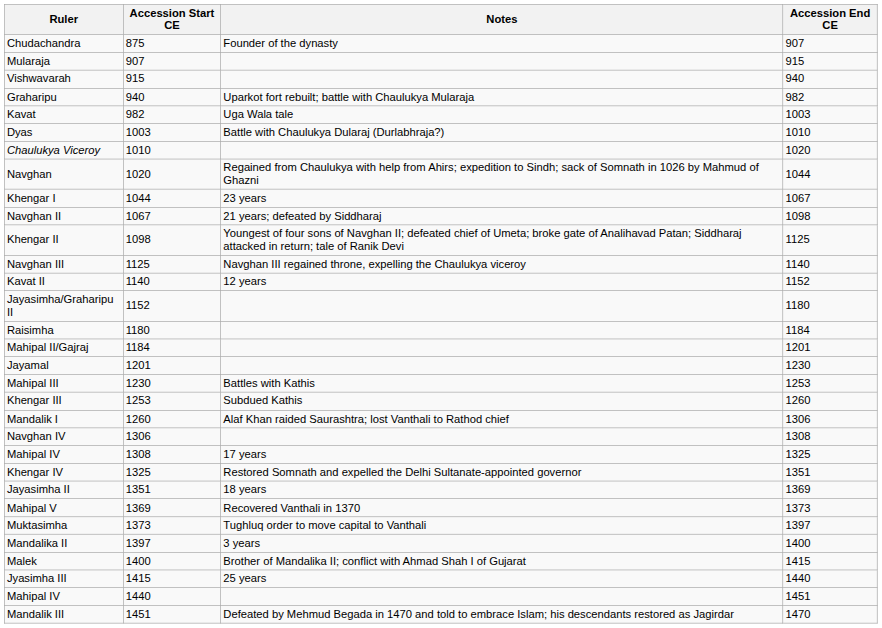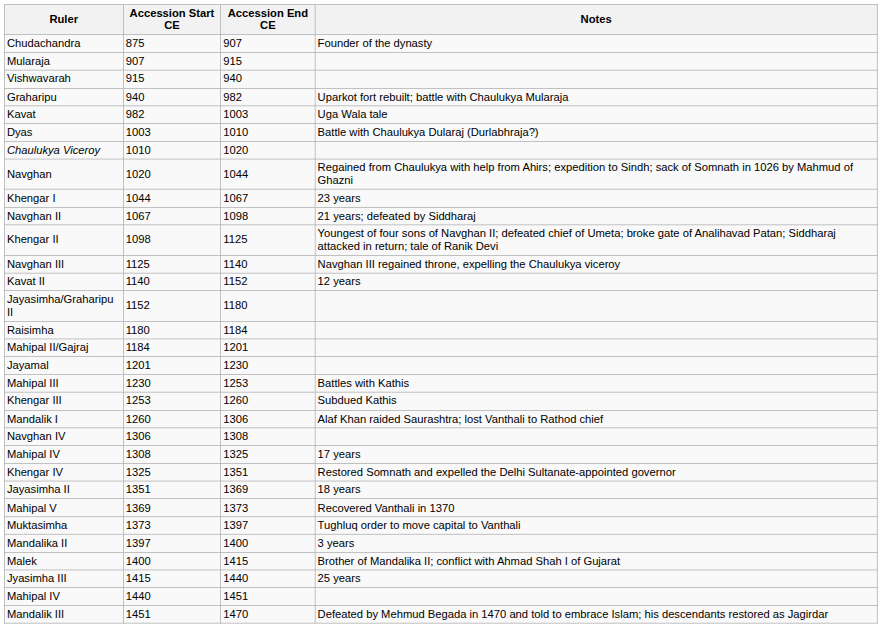columns swapped: (830, 19) <-> (502, 19)
